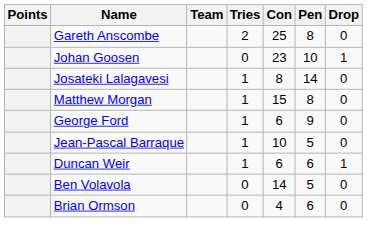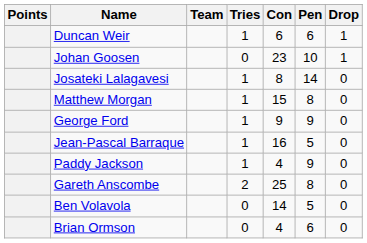rows swapped: (106, 35) <-> (92, 163)
(279, 120) 6 -> (279, 120) 9
(279, 142) 10 -> (279, 142) 16
+ row: (98, 163)
